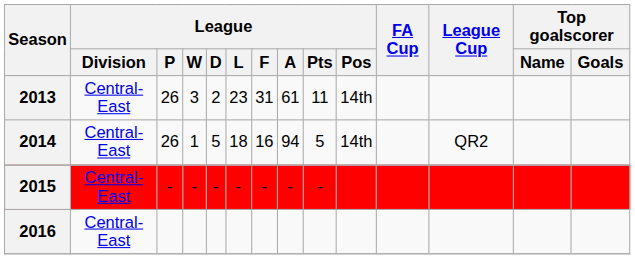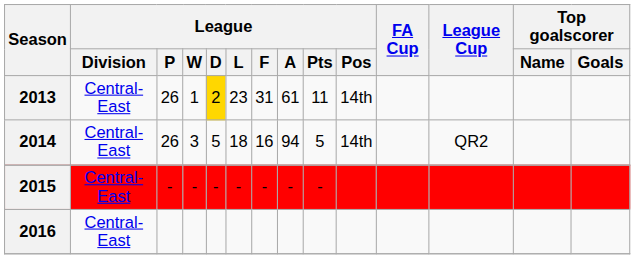(194, 97) 3 -> (194, 97) 1
(216, 97) no background -> (216, 97) gold background
(194, 142) 1 -> (194, 142) 3
